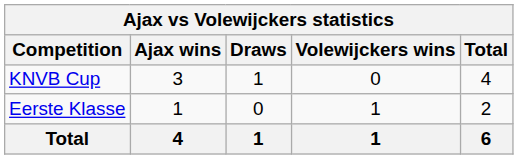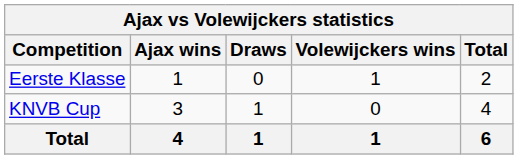rows swapped: (67, 109) <-> (55, 80)
